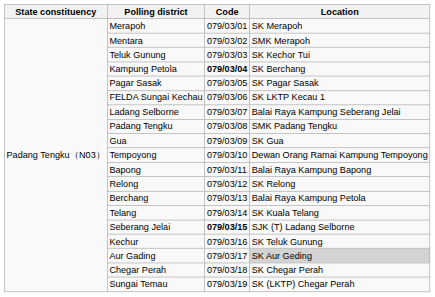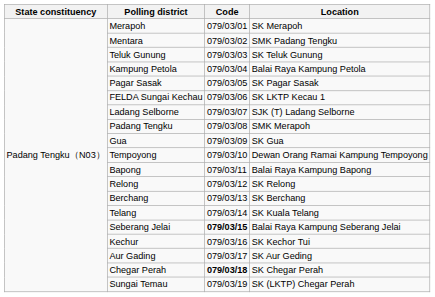(281, 40) SMK Merapoh -> (294, 40) SMK Padang Tengku
(281, 54) SK Kechor Tui -> (287, 54) SK Teluk Gunung
(227, 69) bold -> (227, 69) normal
(279, 69) SK Berchang -> (309, 69) Balai Raya Kampung Petola
(326, 112) Balai Raya Kampung Seberang Jelai -> (303, 112) SJK (T) Ladang Selborne
(294, 126) SMK Padang Tengku -> (281, 126) SMK Merapoh
(309, 198) Balai Raya Kampung Petola -> (279, 198) SK Berchang
(303, 227) SJK (T) Ladang Selborne -> (326, 227) Balai Raya Kampung Seberang Jelai
(287, 241) SK Teluk Gunung -> (281, 241) SK Kechor Tui
(282, 255) lightgrey background -> (282, 255) no background
(227, 270) normal -> (227, 270) bold
